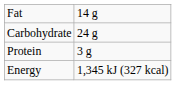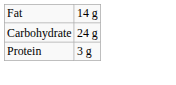- row: (24, 70)
